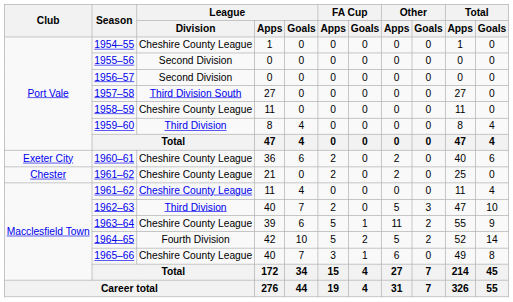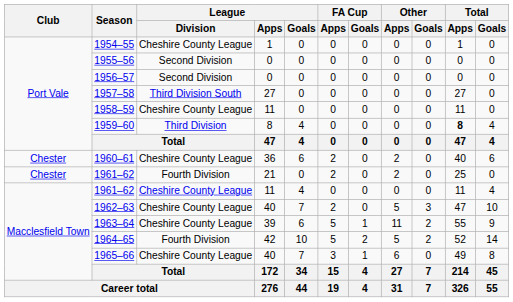(460, 126) normal -> (460, 126) bold
(48, 158) Exeter City -> (48, 158) Chester
(196, 175) Cheshire County League -> (196, 175) Fourth Division
(196, 207) Third Division -> (196, 207) Cheshire County League
